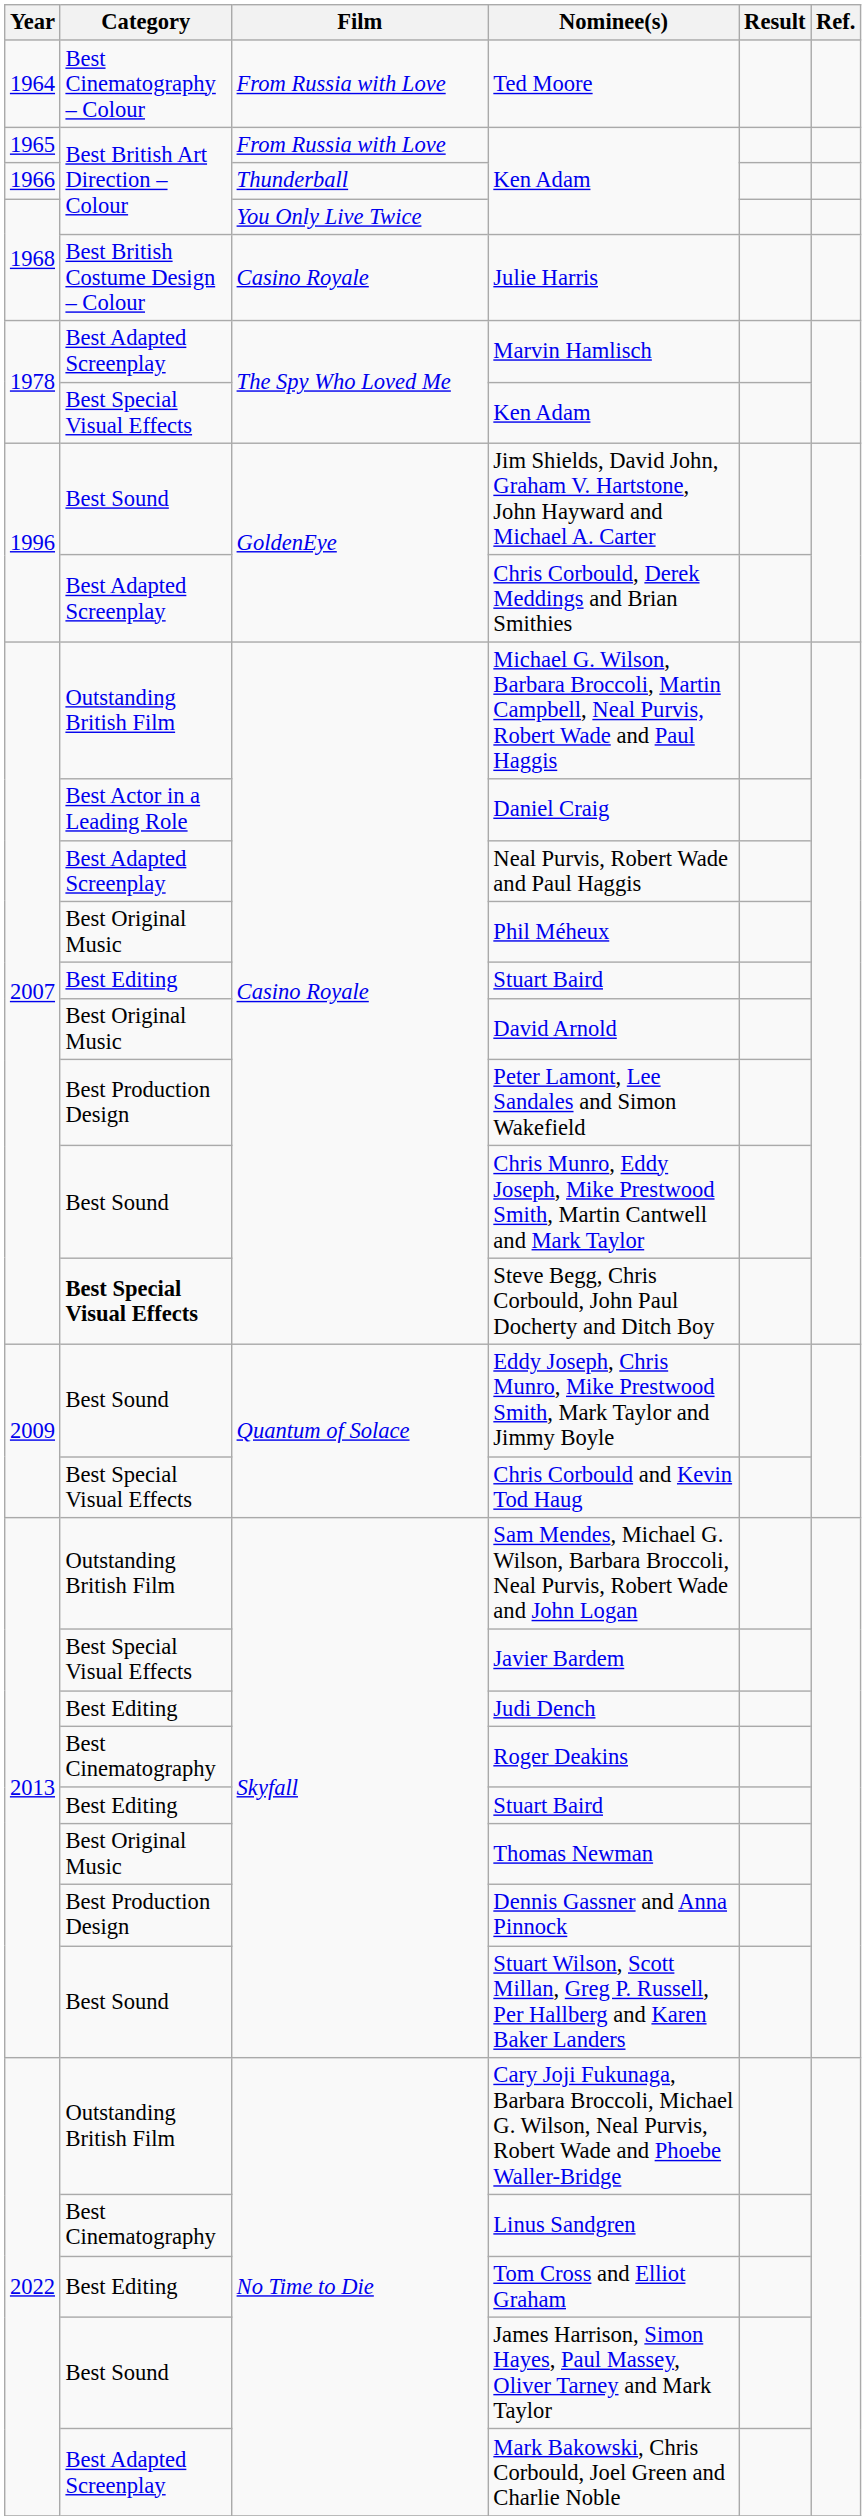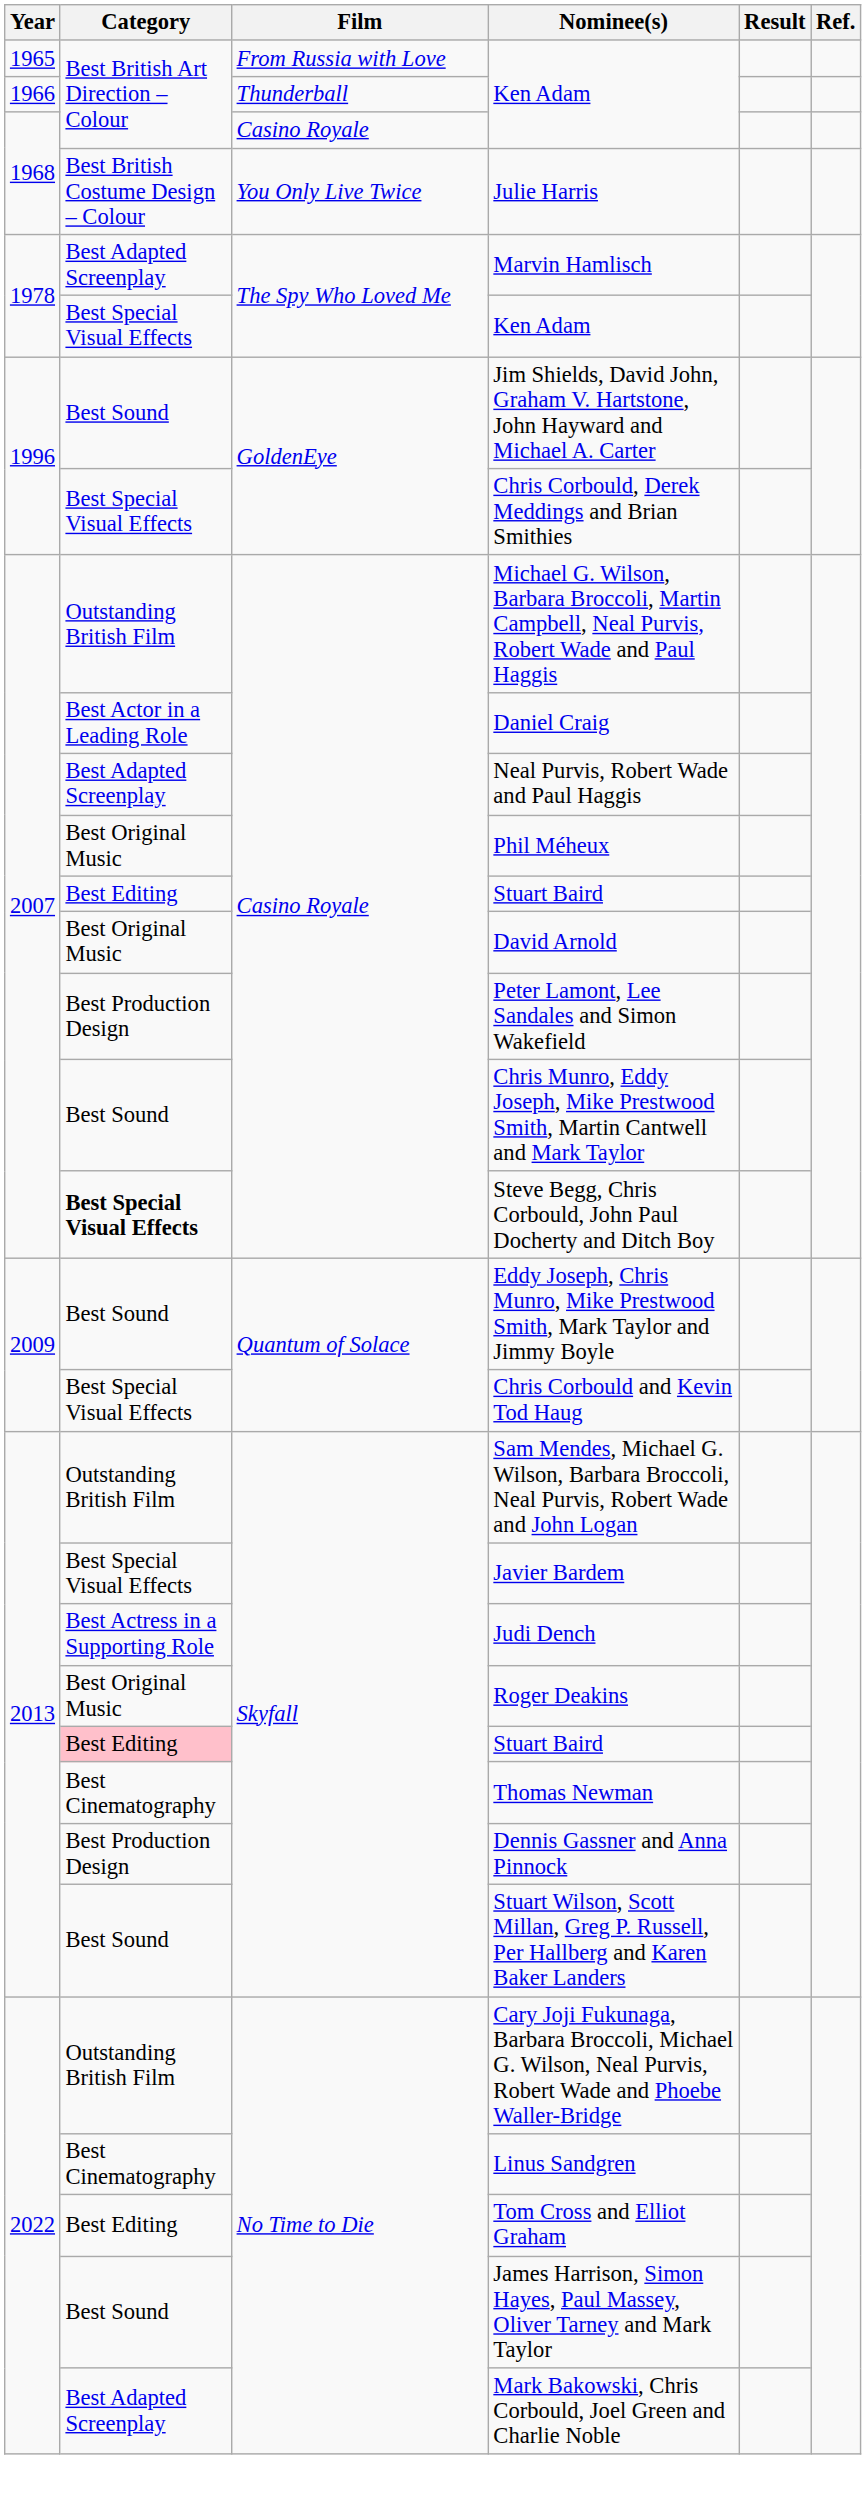- row: (32, 83)
(329, 216) You Only Live Twice -> (303, 129) Casino Royale
(303, 277) Casino Royale -> (329, 190) You Only Live Twice
(126, 598) Best Adapted Screenplay -> (129, 511) Best Special Visual Effects
(122, 1708) Best Editing -> (141, 1634) Best Actress in a Supporting Role
(141, 1756) Best Cinematography -> (126, 1695) Best Original Music
(122, 1805) no background -> (122, 1743) pink background
(126, 1853) Best Original Music -> (141, 1792) Best Cinematography
